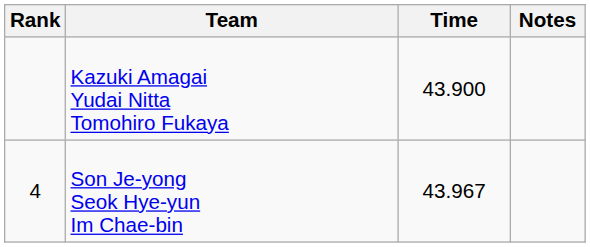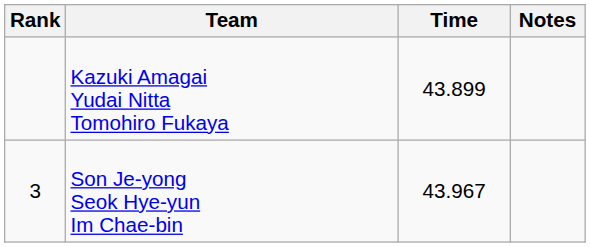(454, 88) 43.900 -> (454, 88) 43.899
(35, 190) 4 -> (35, 190) 3
